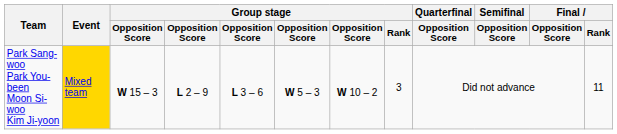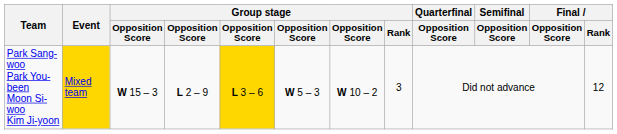(247, 93) no background -> (247, 93) gold background
(598, 88) 11 -> (598, 88) 12
